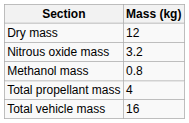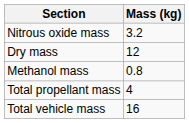rows swapped: (32, 33) <-> (58, 52)
